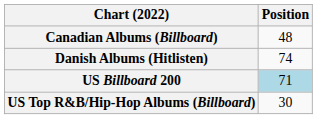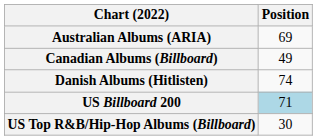+ row: (131, 37)
(285, 37) 48 -> (285, 59) 49
